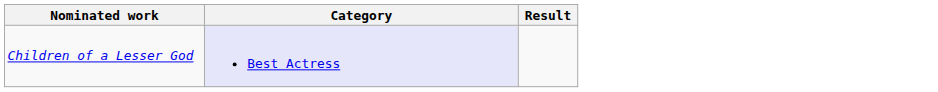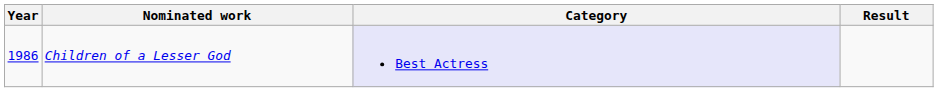+ column: (23, 15)
